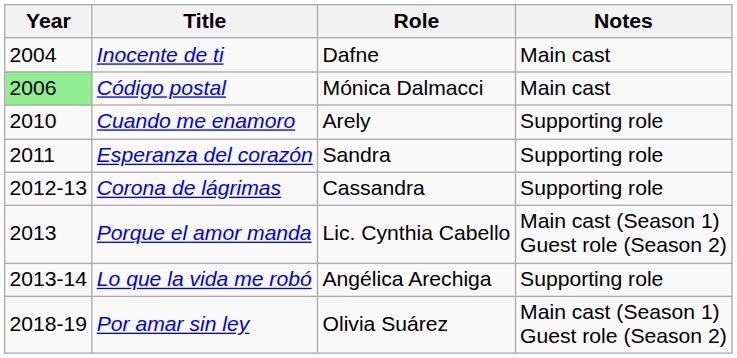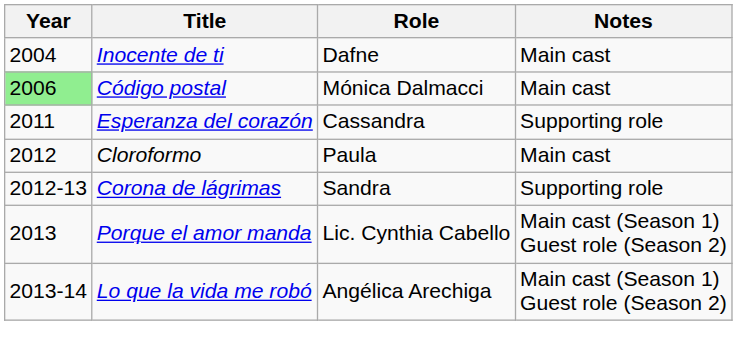- row: (196, 121)
(357, 155) Sandra -> (374, 121) Cassandra
+ row: (149, 155)
(374, 188) Cassandra -> (357, 188) Sandra
(592, 279) Supporting role -> (623, 291) Main cast (Season 1) Guest role (Season 2)
- row: (173, 324)
